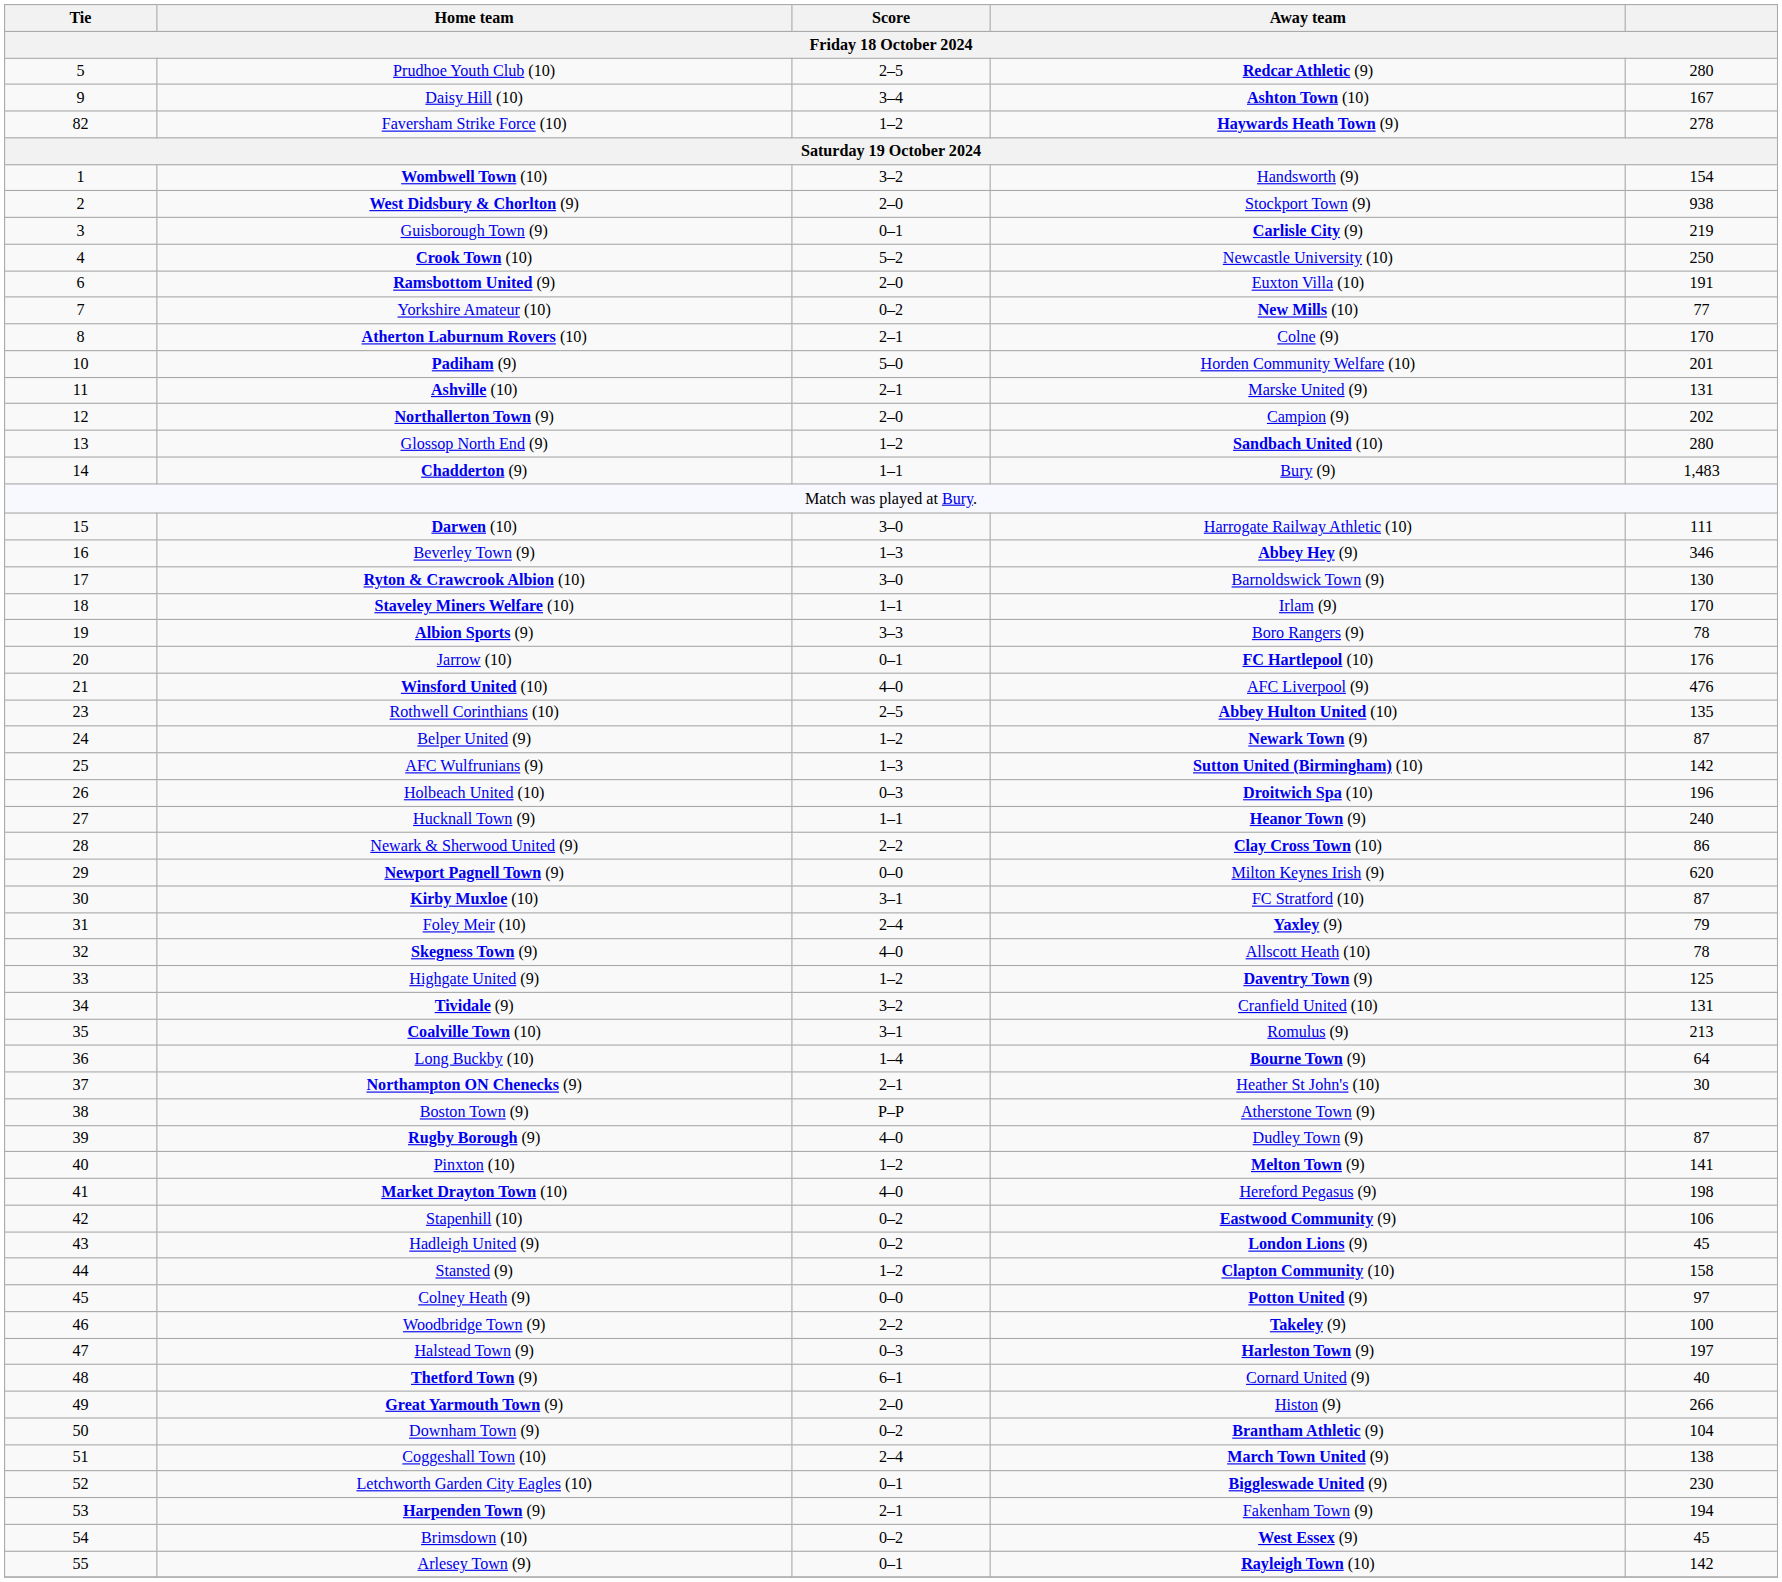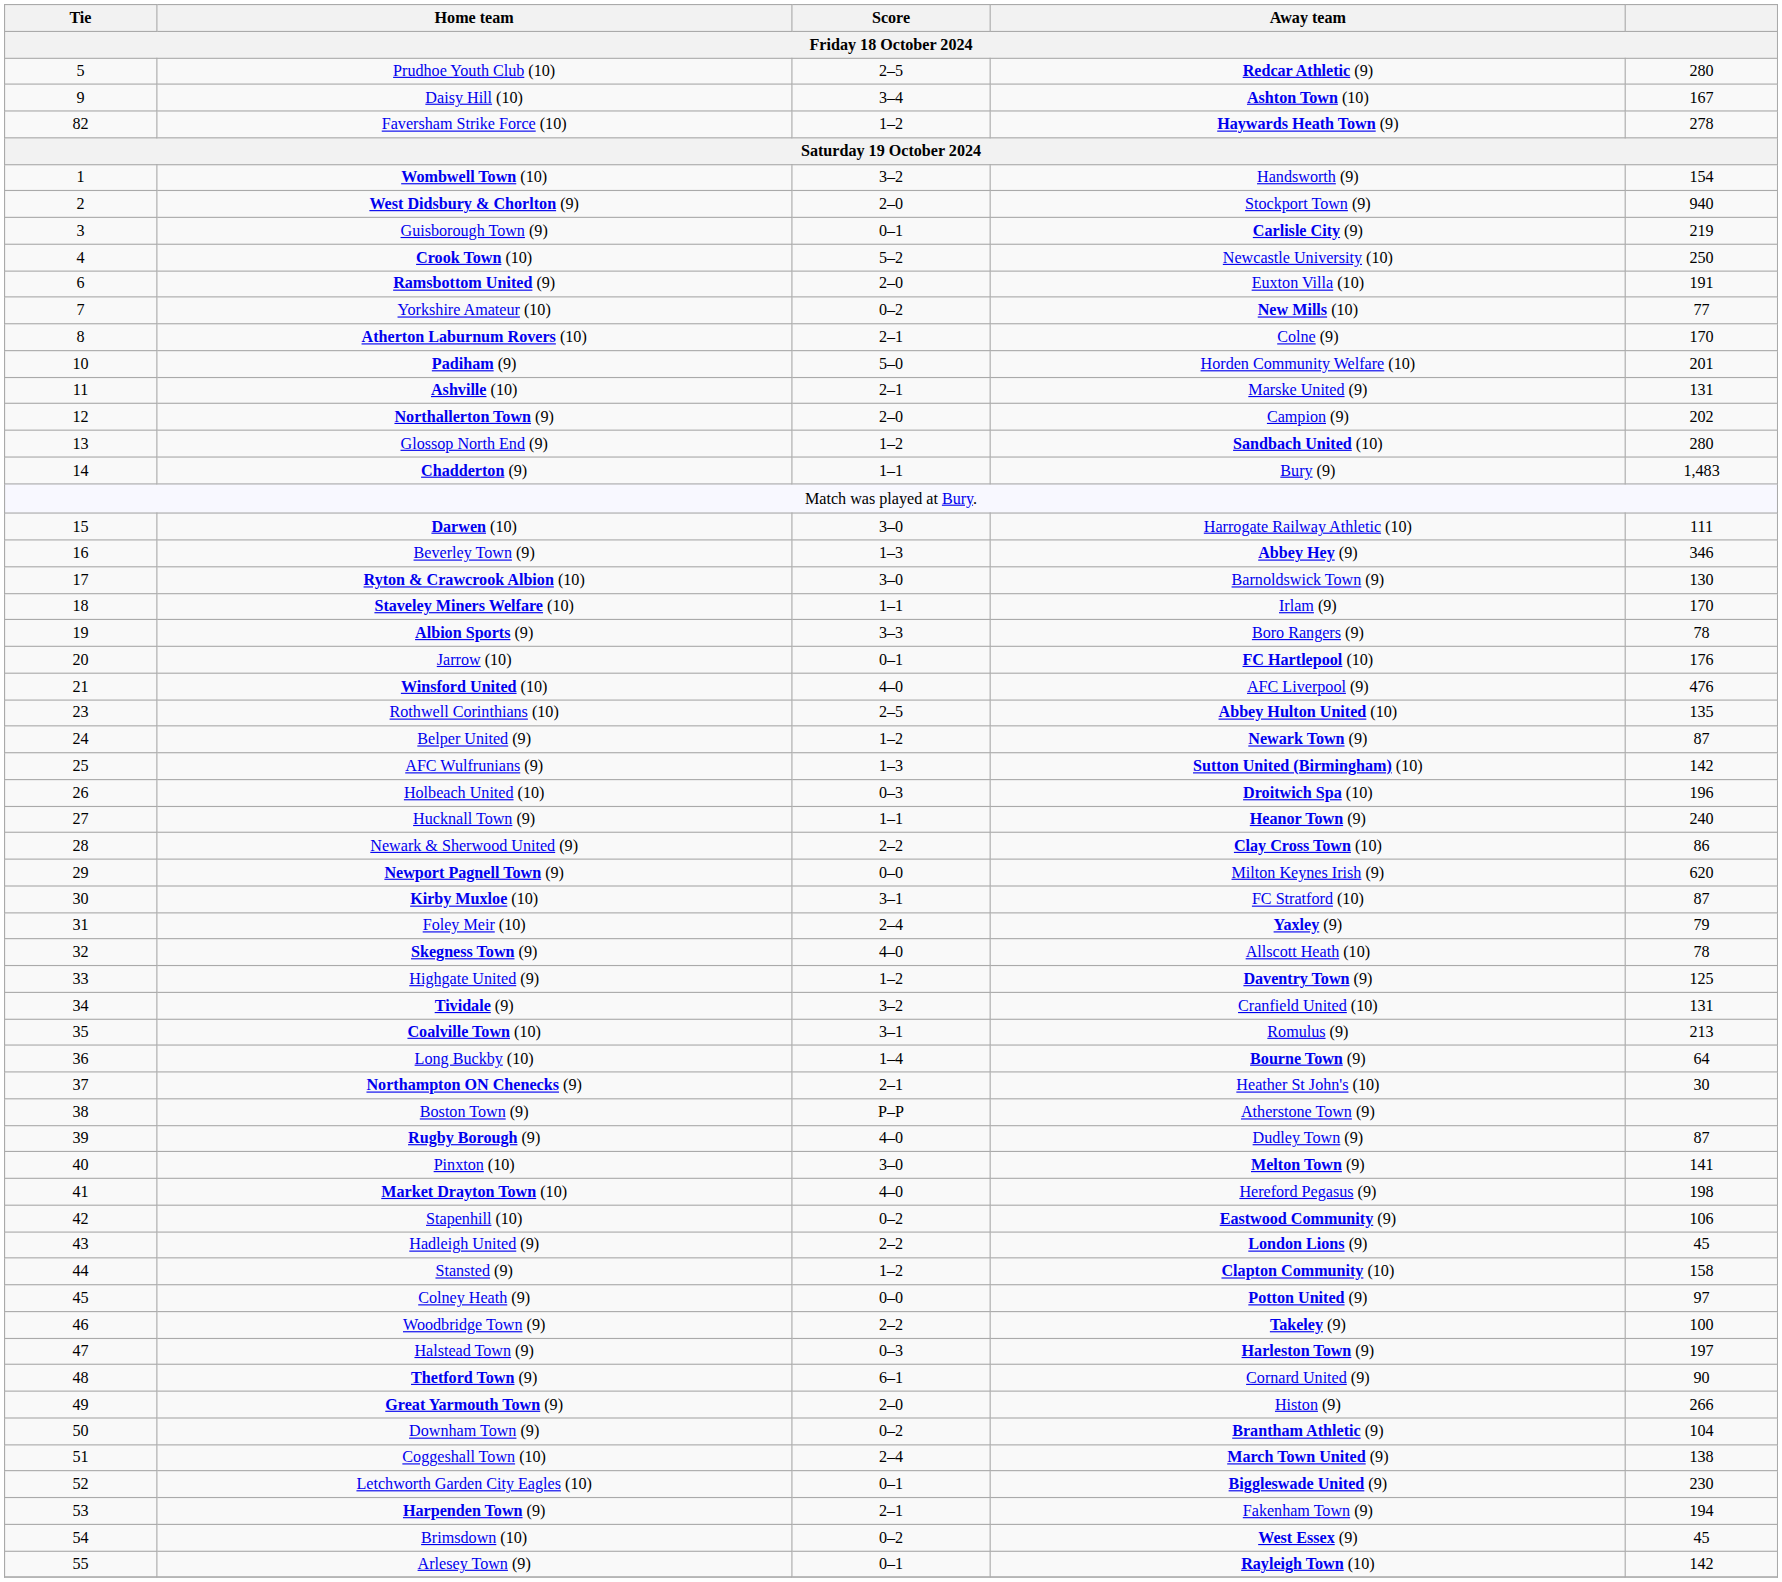(1702, 204) 938 -> (1702, 204) 940
(891, 1165) 1–2 -> (891, 1165) 3–0
(891, 1245) 0–2 -> (891, 1245) 2–2
(1702, 1378) 40 -> (1702, 1378) 90
